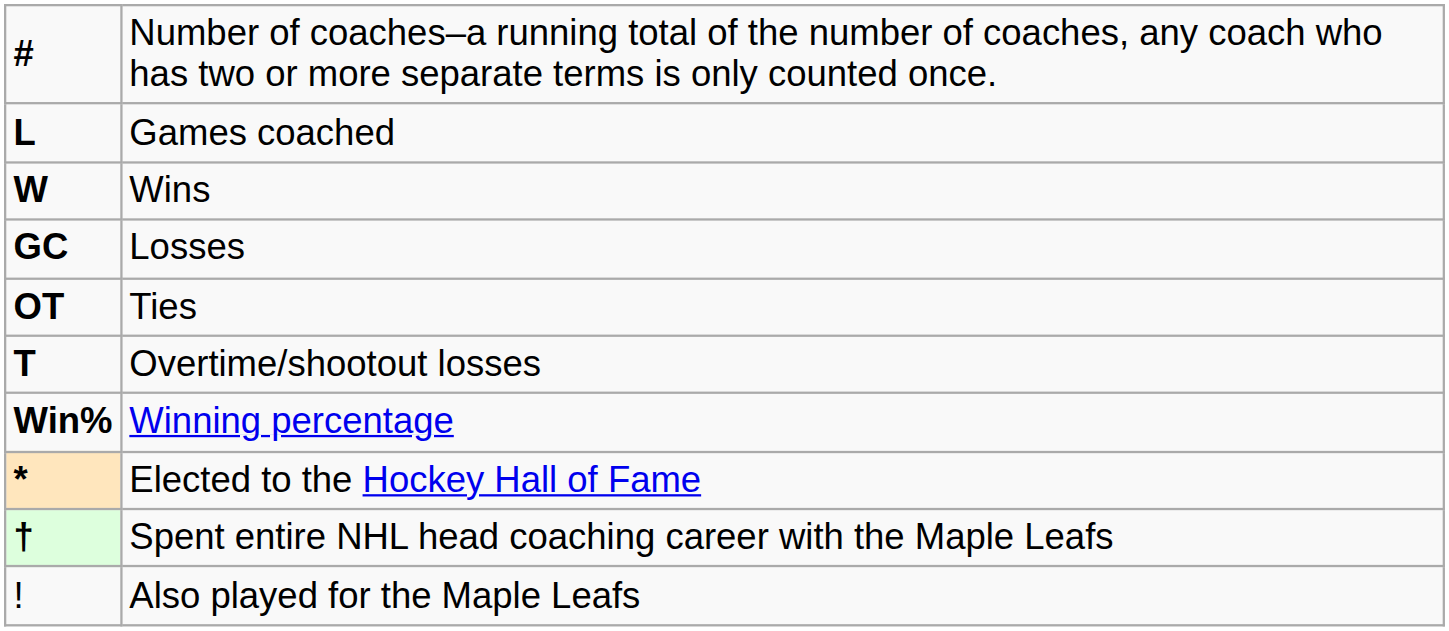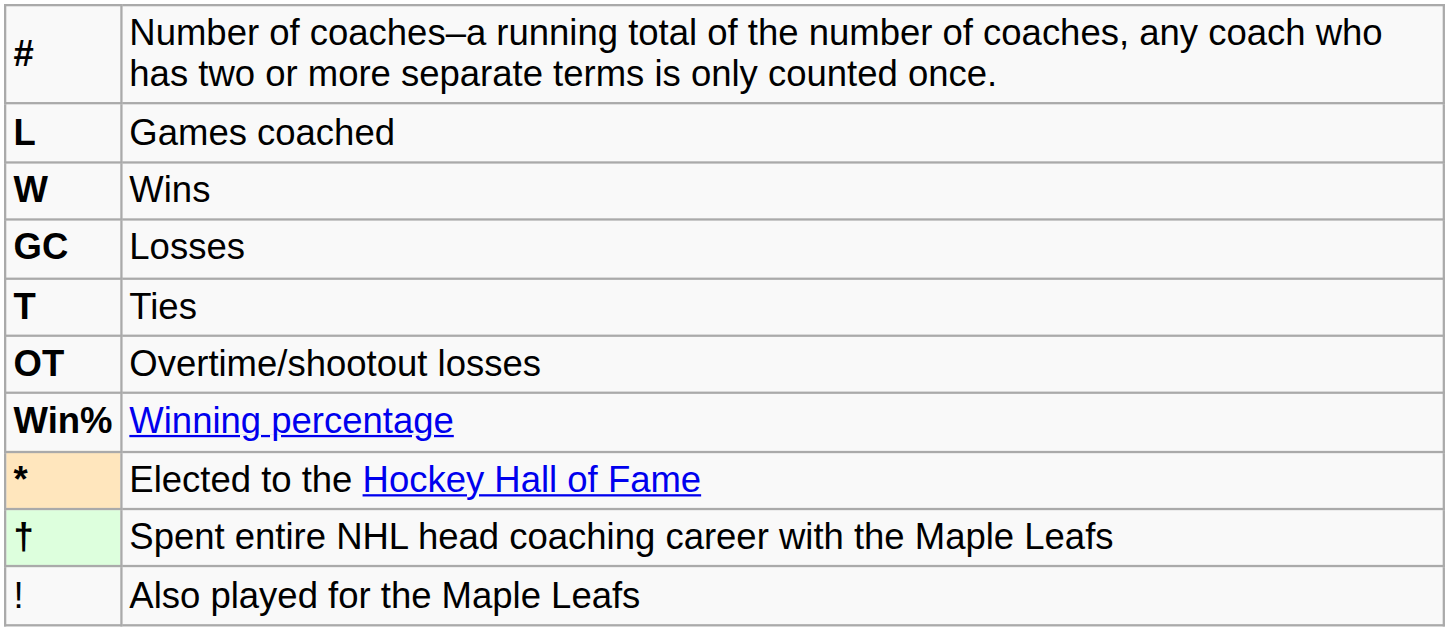(39, 305) OT -> (25, 305) T
(25, 363) T -> (39, 363) OT
